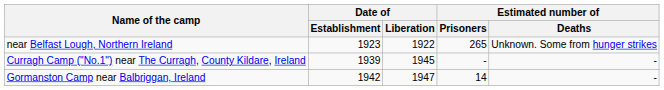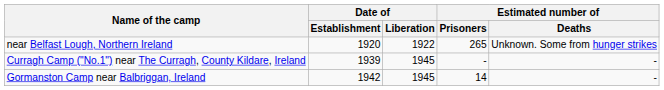(369, 45) 1923 -> (369, 45) 1920
(423, 77) 1947 -> (423, 77) 1945
